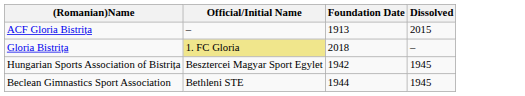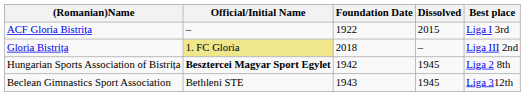+ column: (492, 13)
(339, 30) 1913 -> (346, 30) 1922
(254, 65) normal -> (258, 65) bold
(339, 82) 1944 -> (346, 82) 1943
